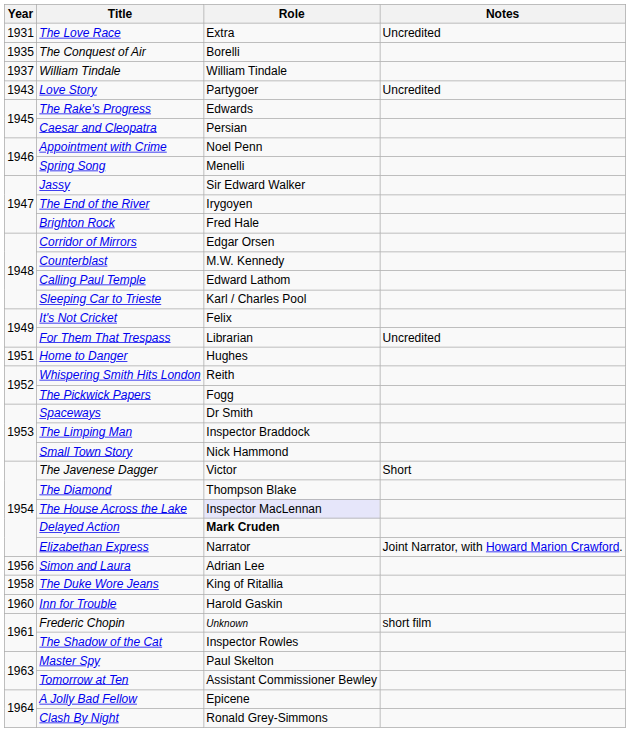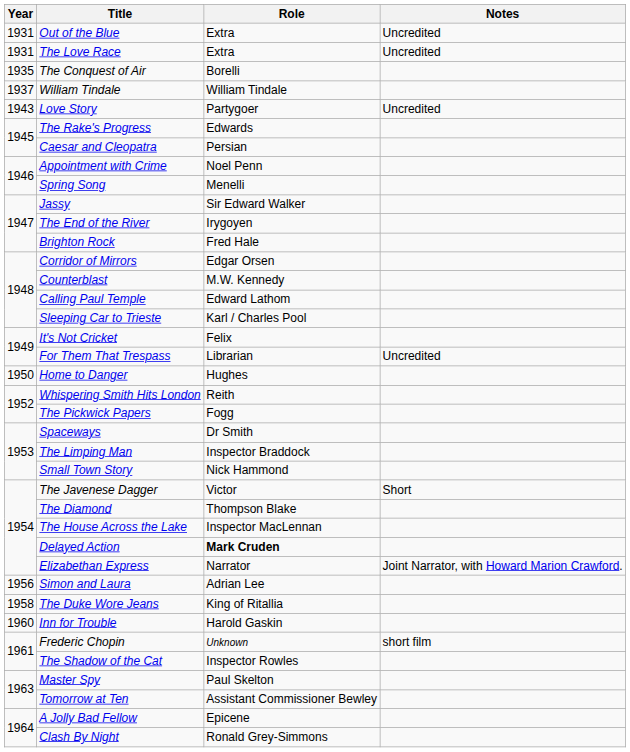+ row: (79, 33)
(20, 356) 1951 -> (20, 375) 1950
(264, 508) lavender background -> (264, 527) no background
